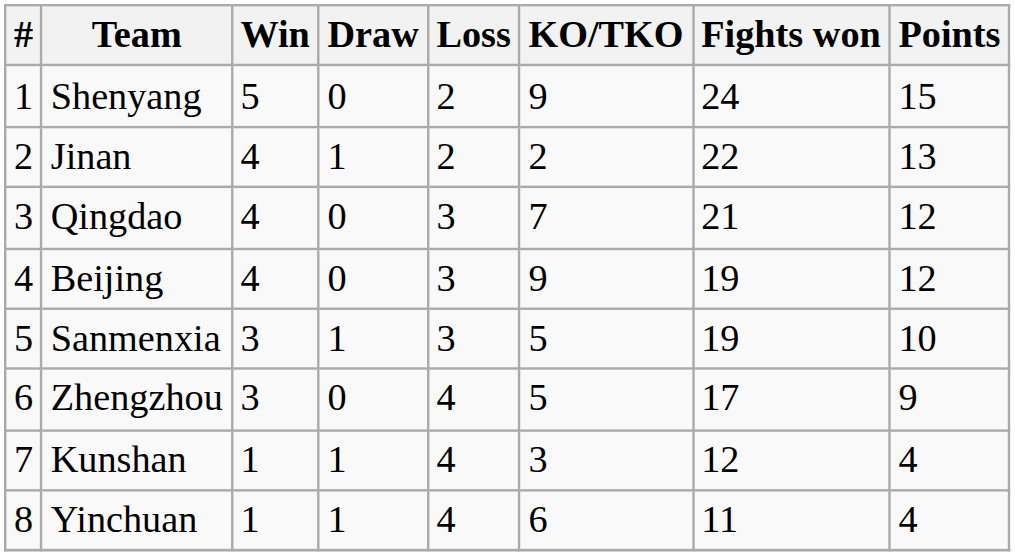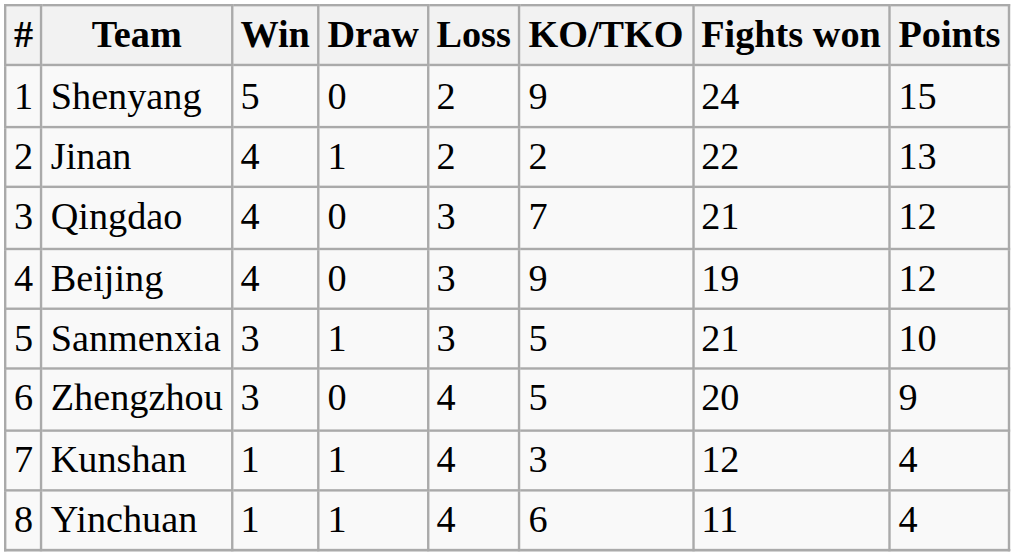(720, 338) 19 -> (720, 338) 21
(720, 398) 17 -> (720, 398) 20
